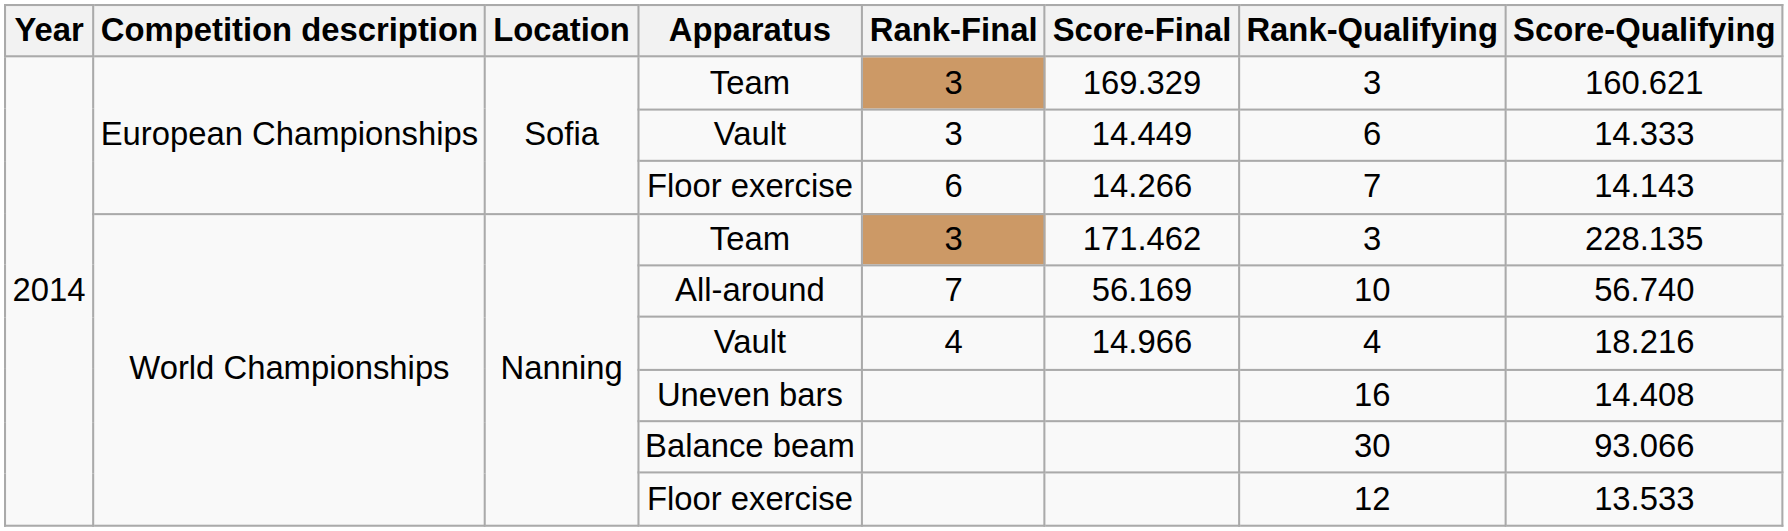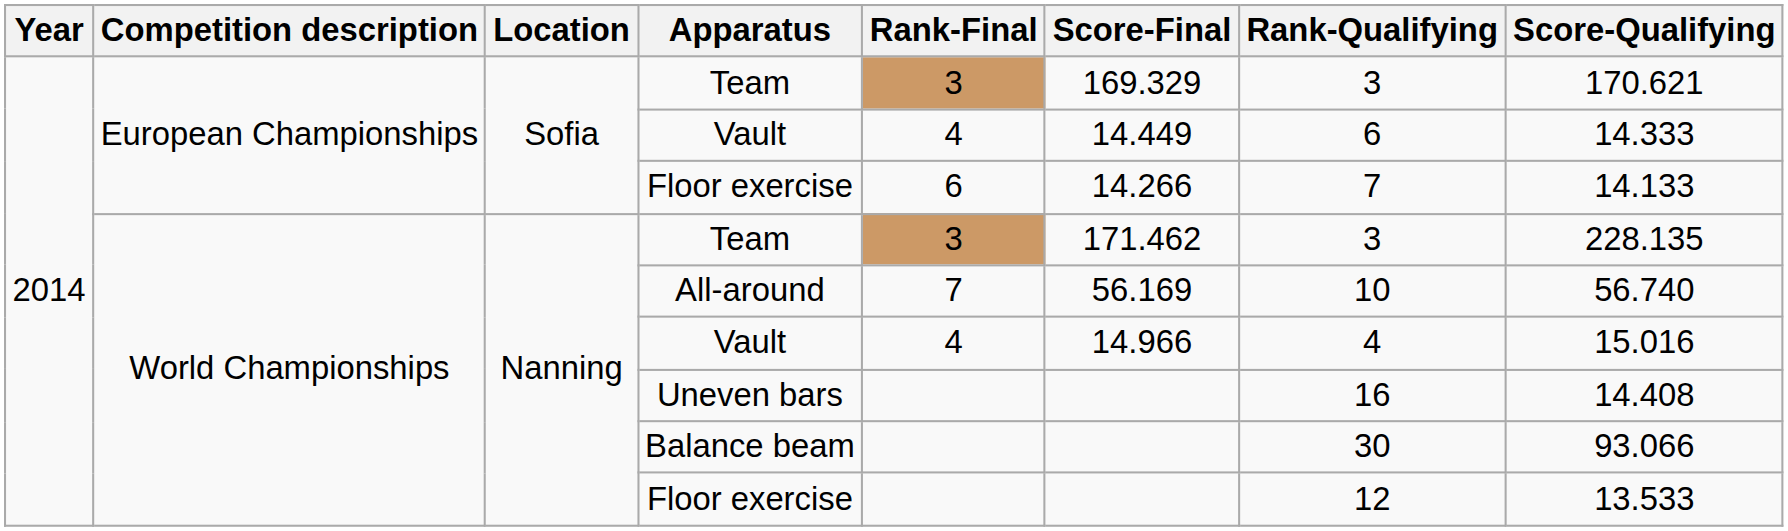(1644, 82) 160.621 -> (1644, 82) 170.621
(954, 134) 3 -> (954, 134) 4
(1644, 186) 14.143 -> (1644, 186) 14.133
(1644, 342) 18.216 -> (1644, 342) 15.016
